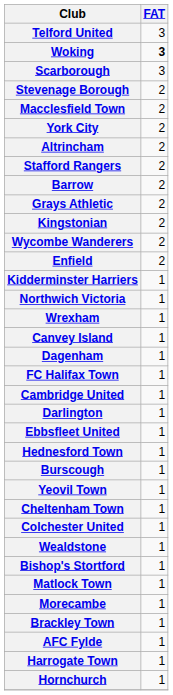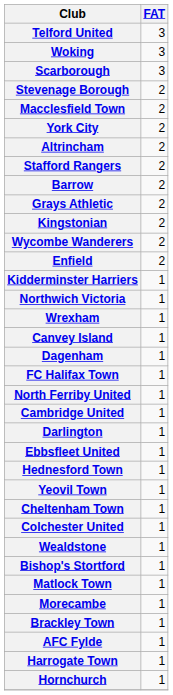(162, 52) bold -> (162, 52) normal
+ row: (72, 394)
- row: (73, 470)
